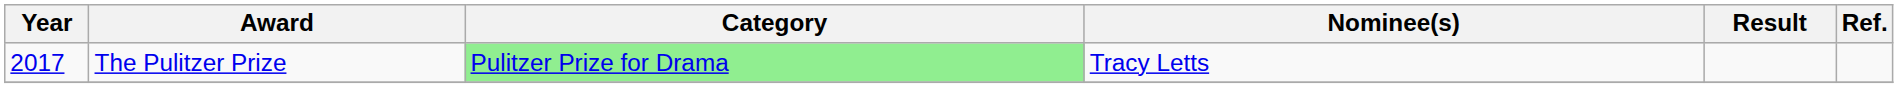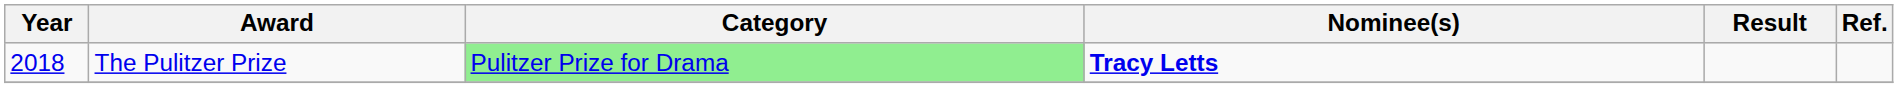(37, 62) 2017 -> (37, 62) 2018
(1149, 62) normal -> (1154, 62) bold
